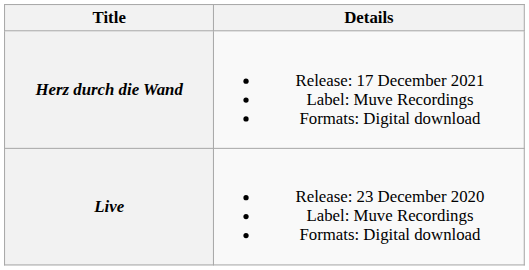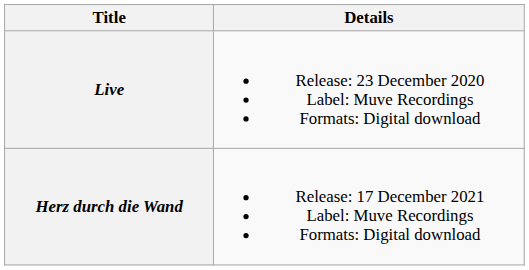rows swapped: (109, 206) <-> (109, 89)
